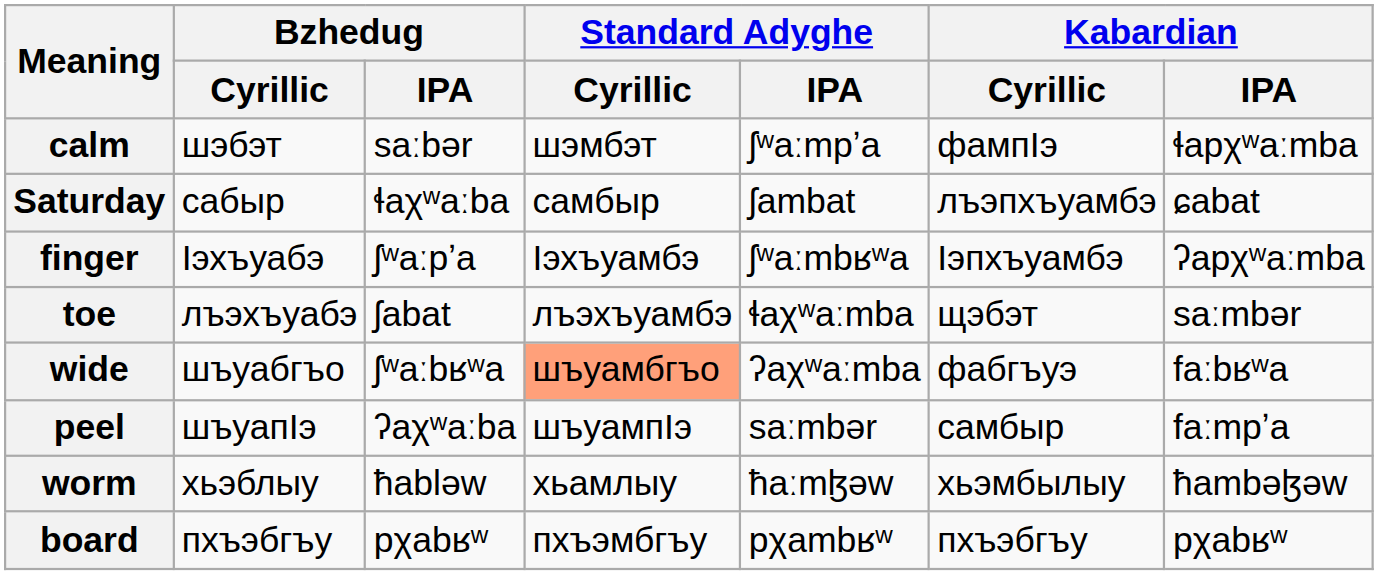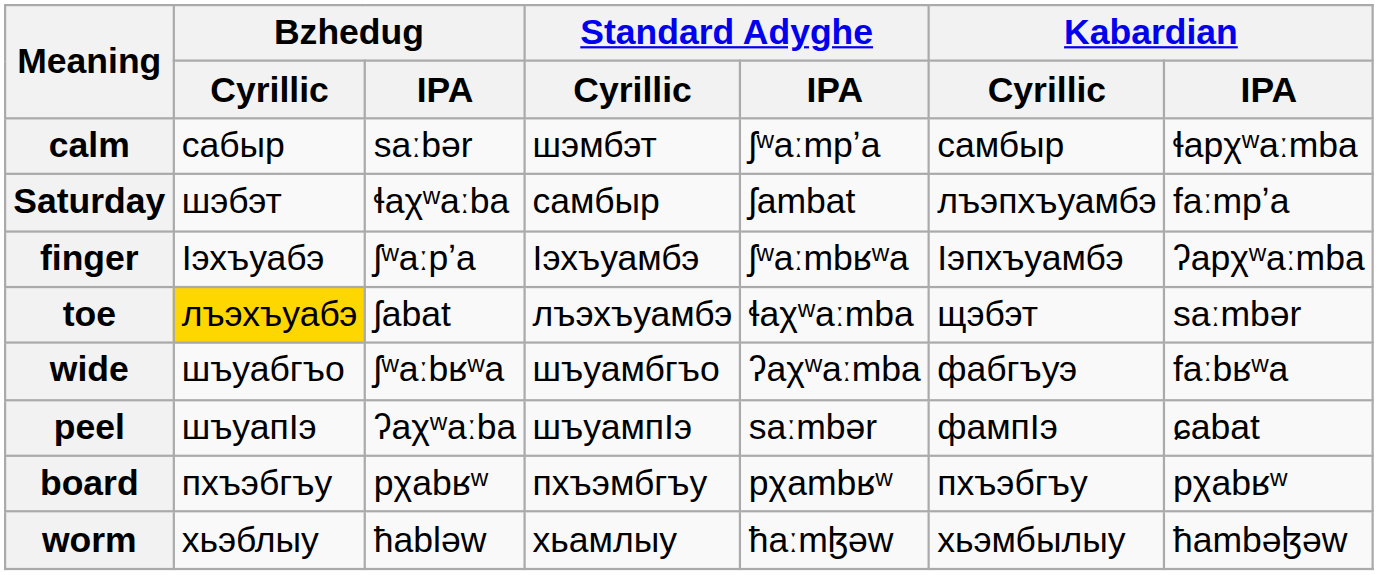(232, 145) шэбэт -> (233, 145) сабыр
(997, 145) фампIэ -> (1001, 145) самбыр
(233, 201) сабыр -> (232, 201) шэбэт
(1216, 201) ɕabat -> (1231, 201) faːmpʼa
(270, 314) no background -> (270, 314) gold background
(626, 370) lightsalmon background -> (626, 370) no background
(1001, 426) самбыр -> (997, 426) фампIэ
(1231, 426) faːmpʼa -> (1216, 426) ɕabat
rows swapped: (89, 539) <-> (89, 483)
